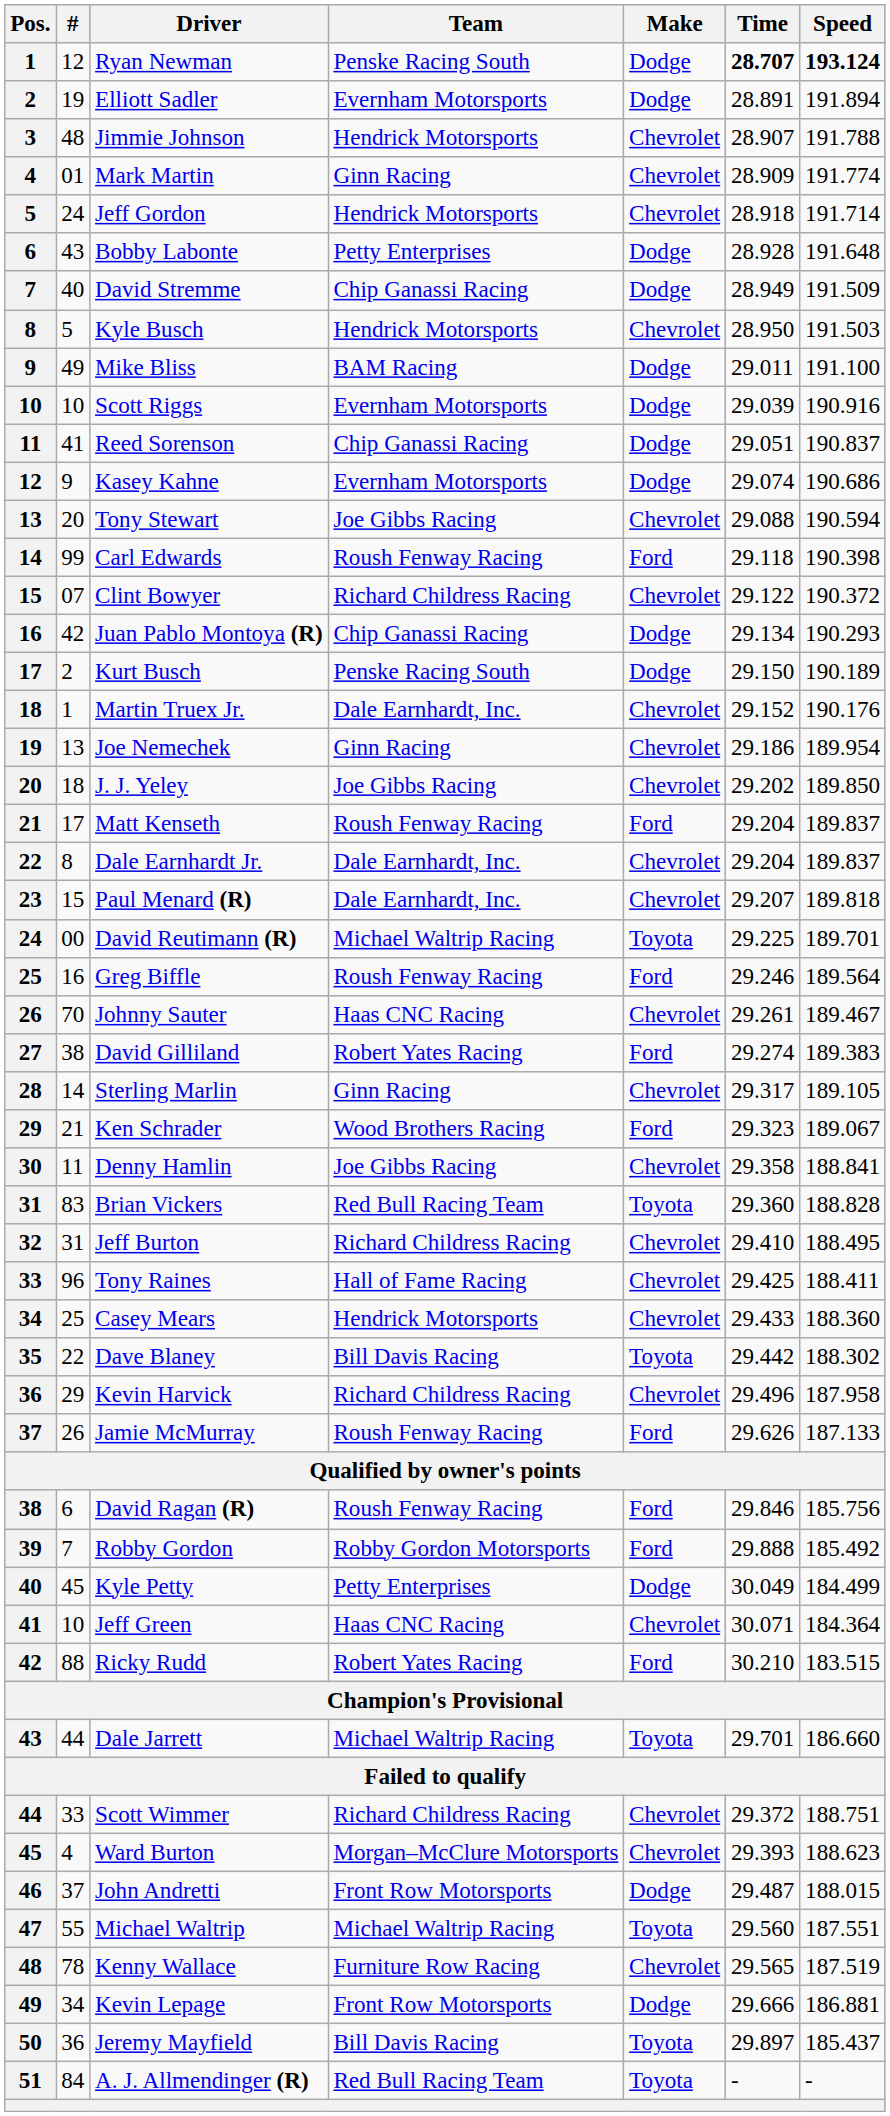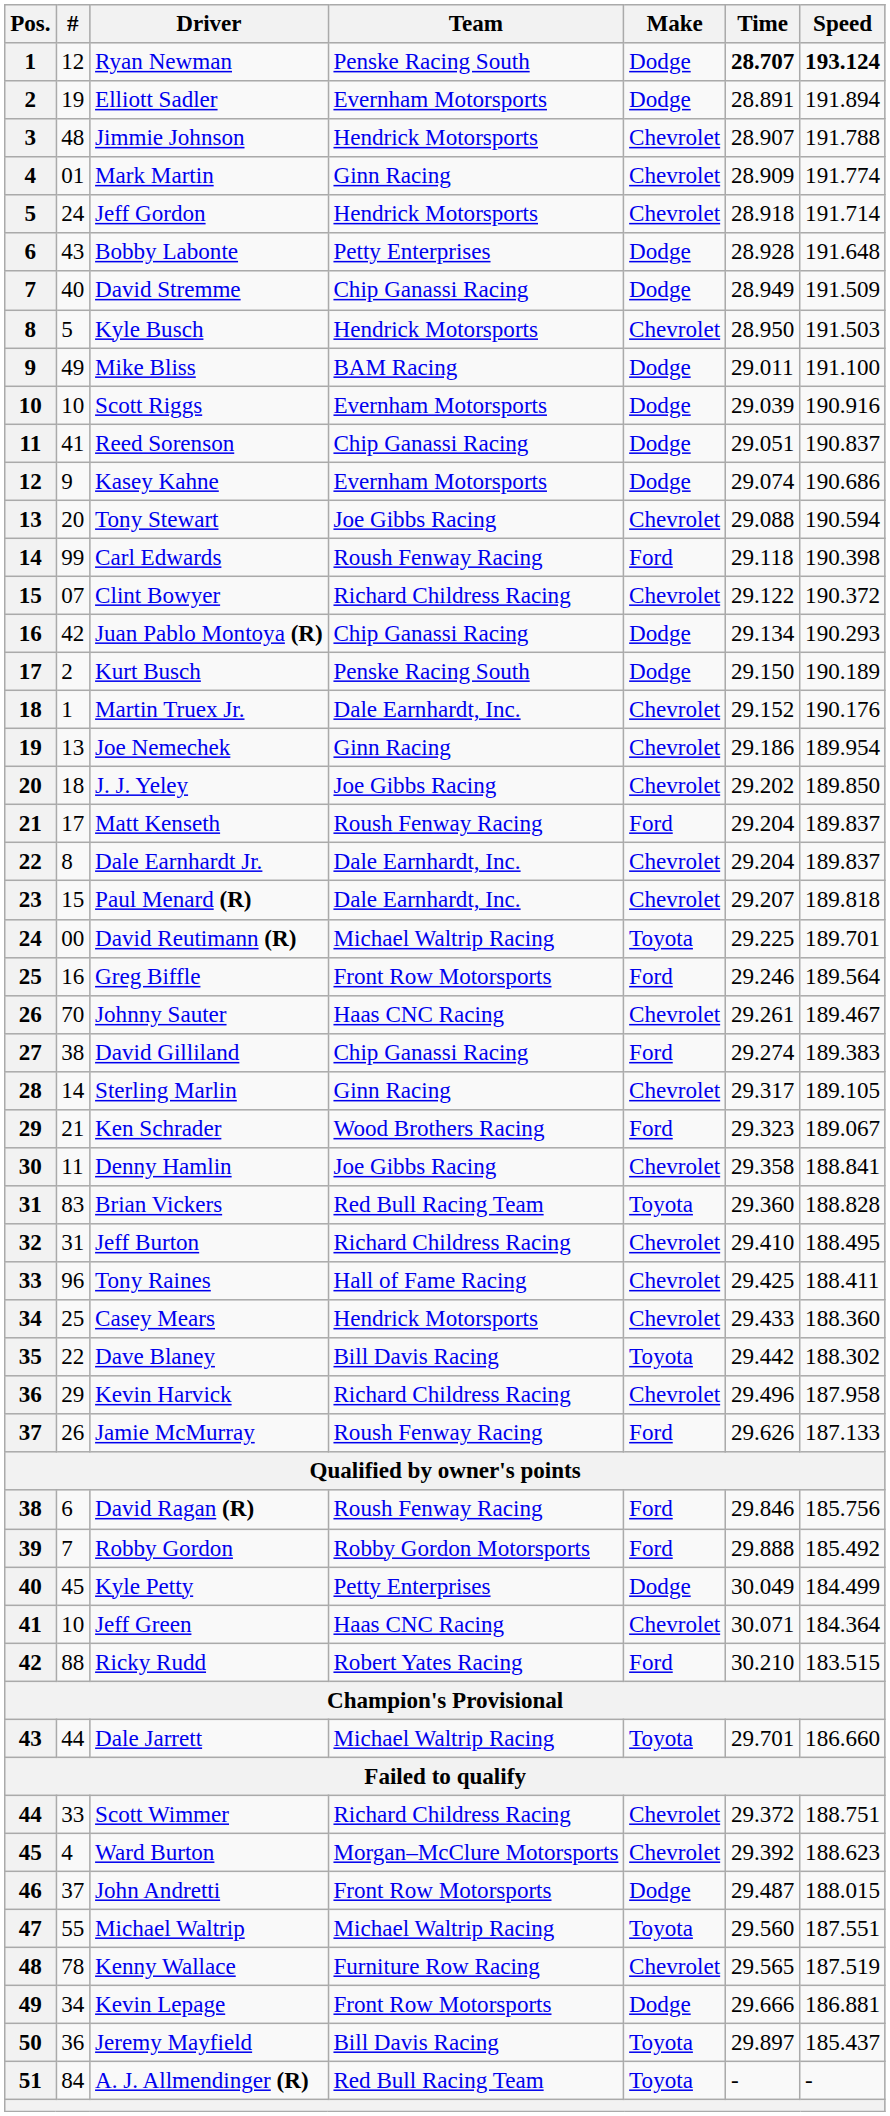(438, 976) Roush Fenway Racing -> (442, 976) Front Row Motorsports
(428, 1052) Robert Yates Racing -> (431, 1052) Chip Ganassi Racing
(763, 1852) 29.393 -> (763, 1852) 29.392
